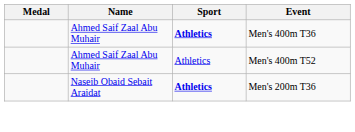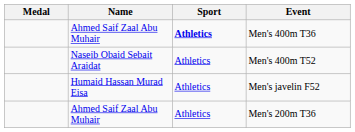(114, 60) Ahmed Saif Zaal Abu Muhair -> (111, 60) Naseib Obaid Sebait Araidat
+ row: (284, 87)
(111, 87) Naseib Obaid Sebait Araidat -> (114, 114) Ahmed Saif Zaal Abu Muhair
(193, 87) bold -> (192, 114) normal
